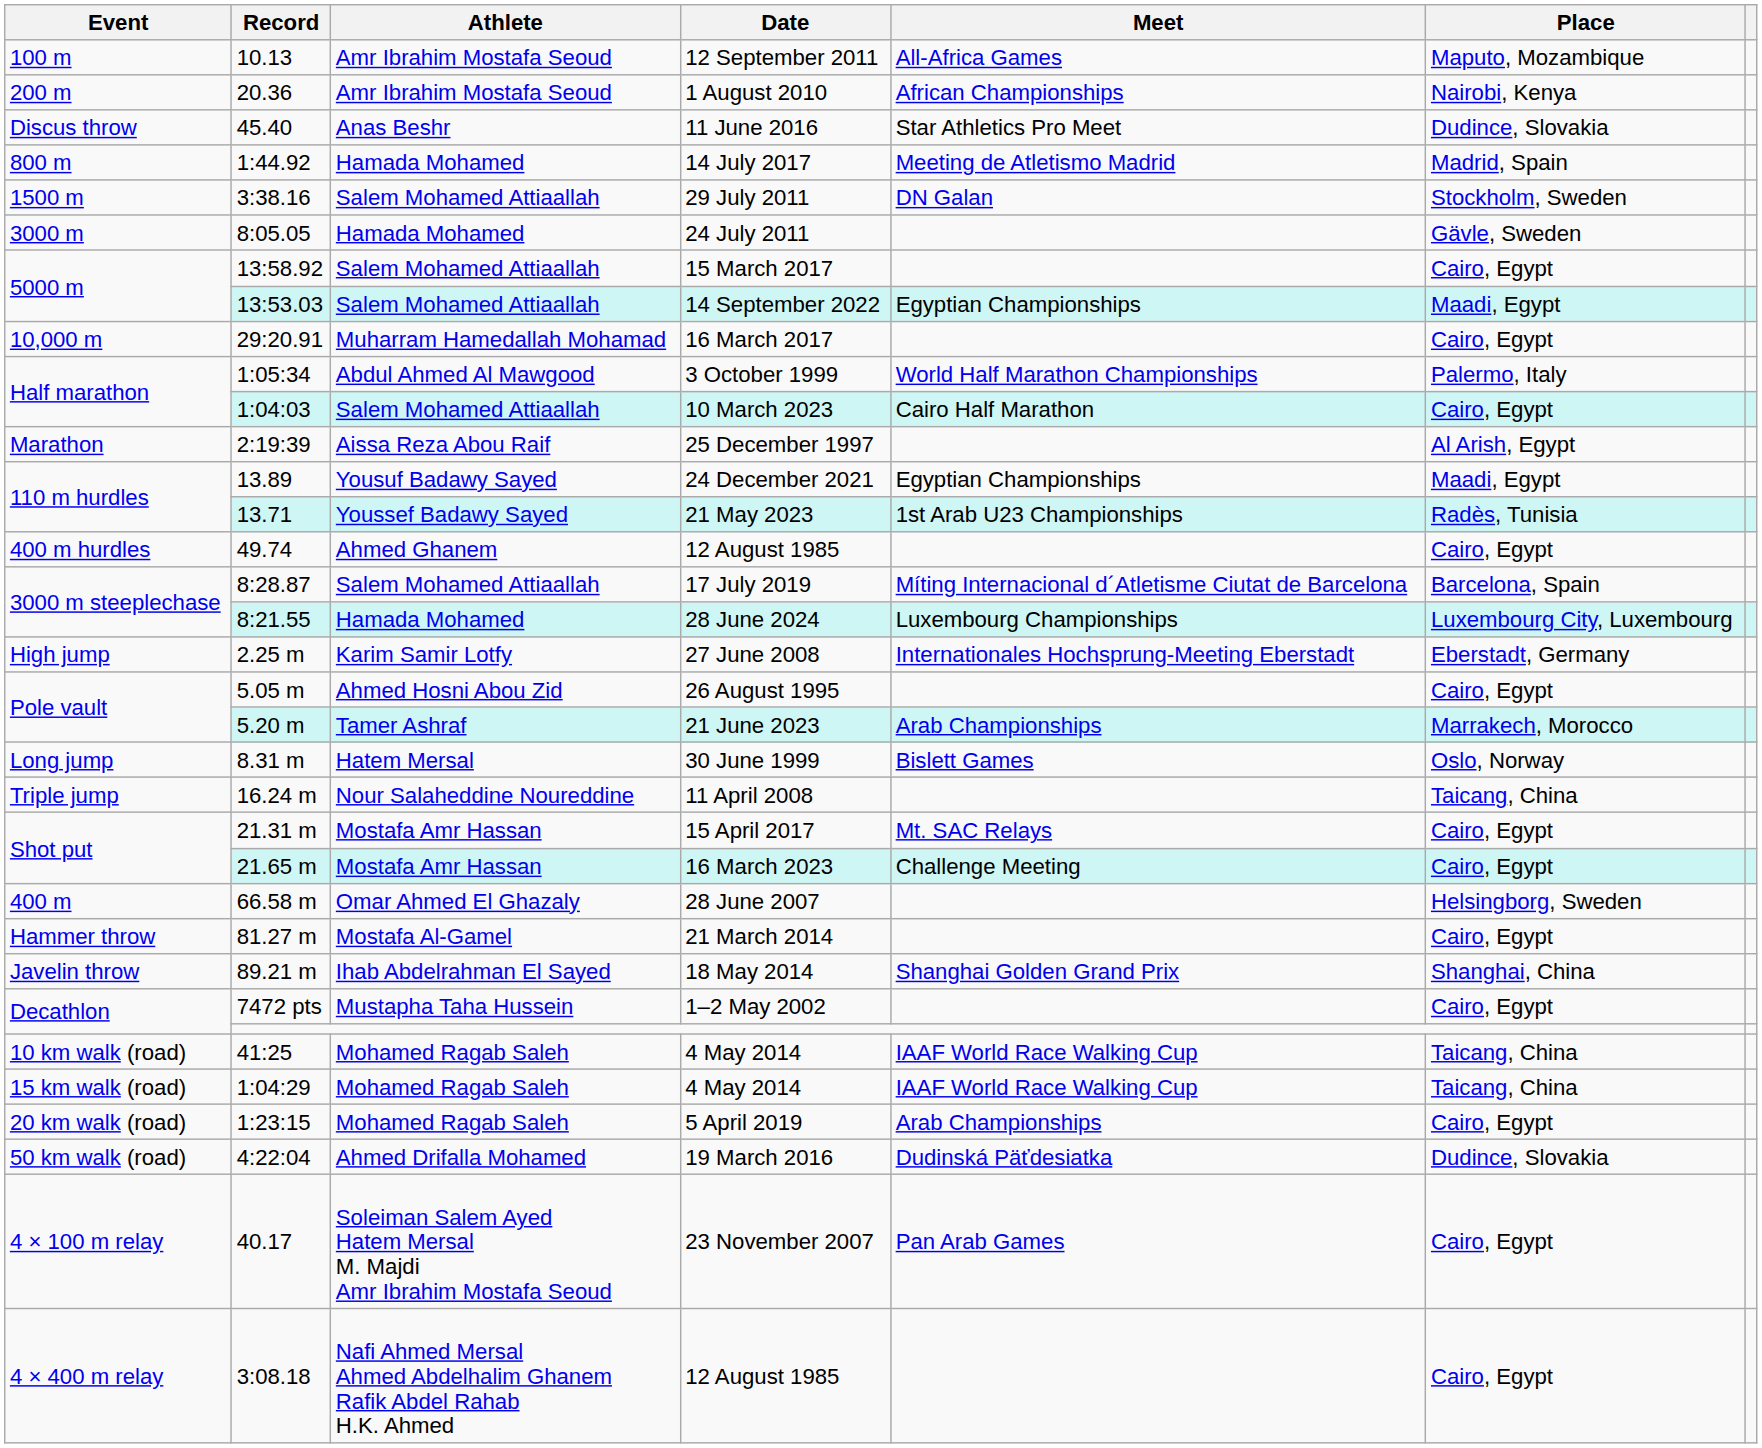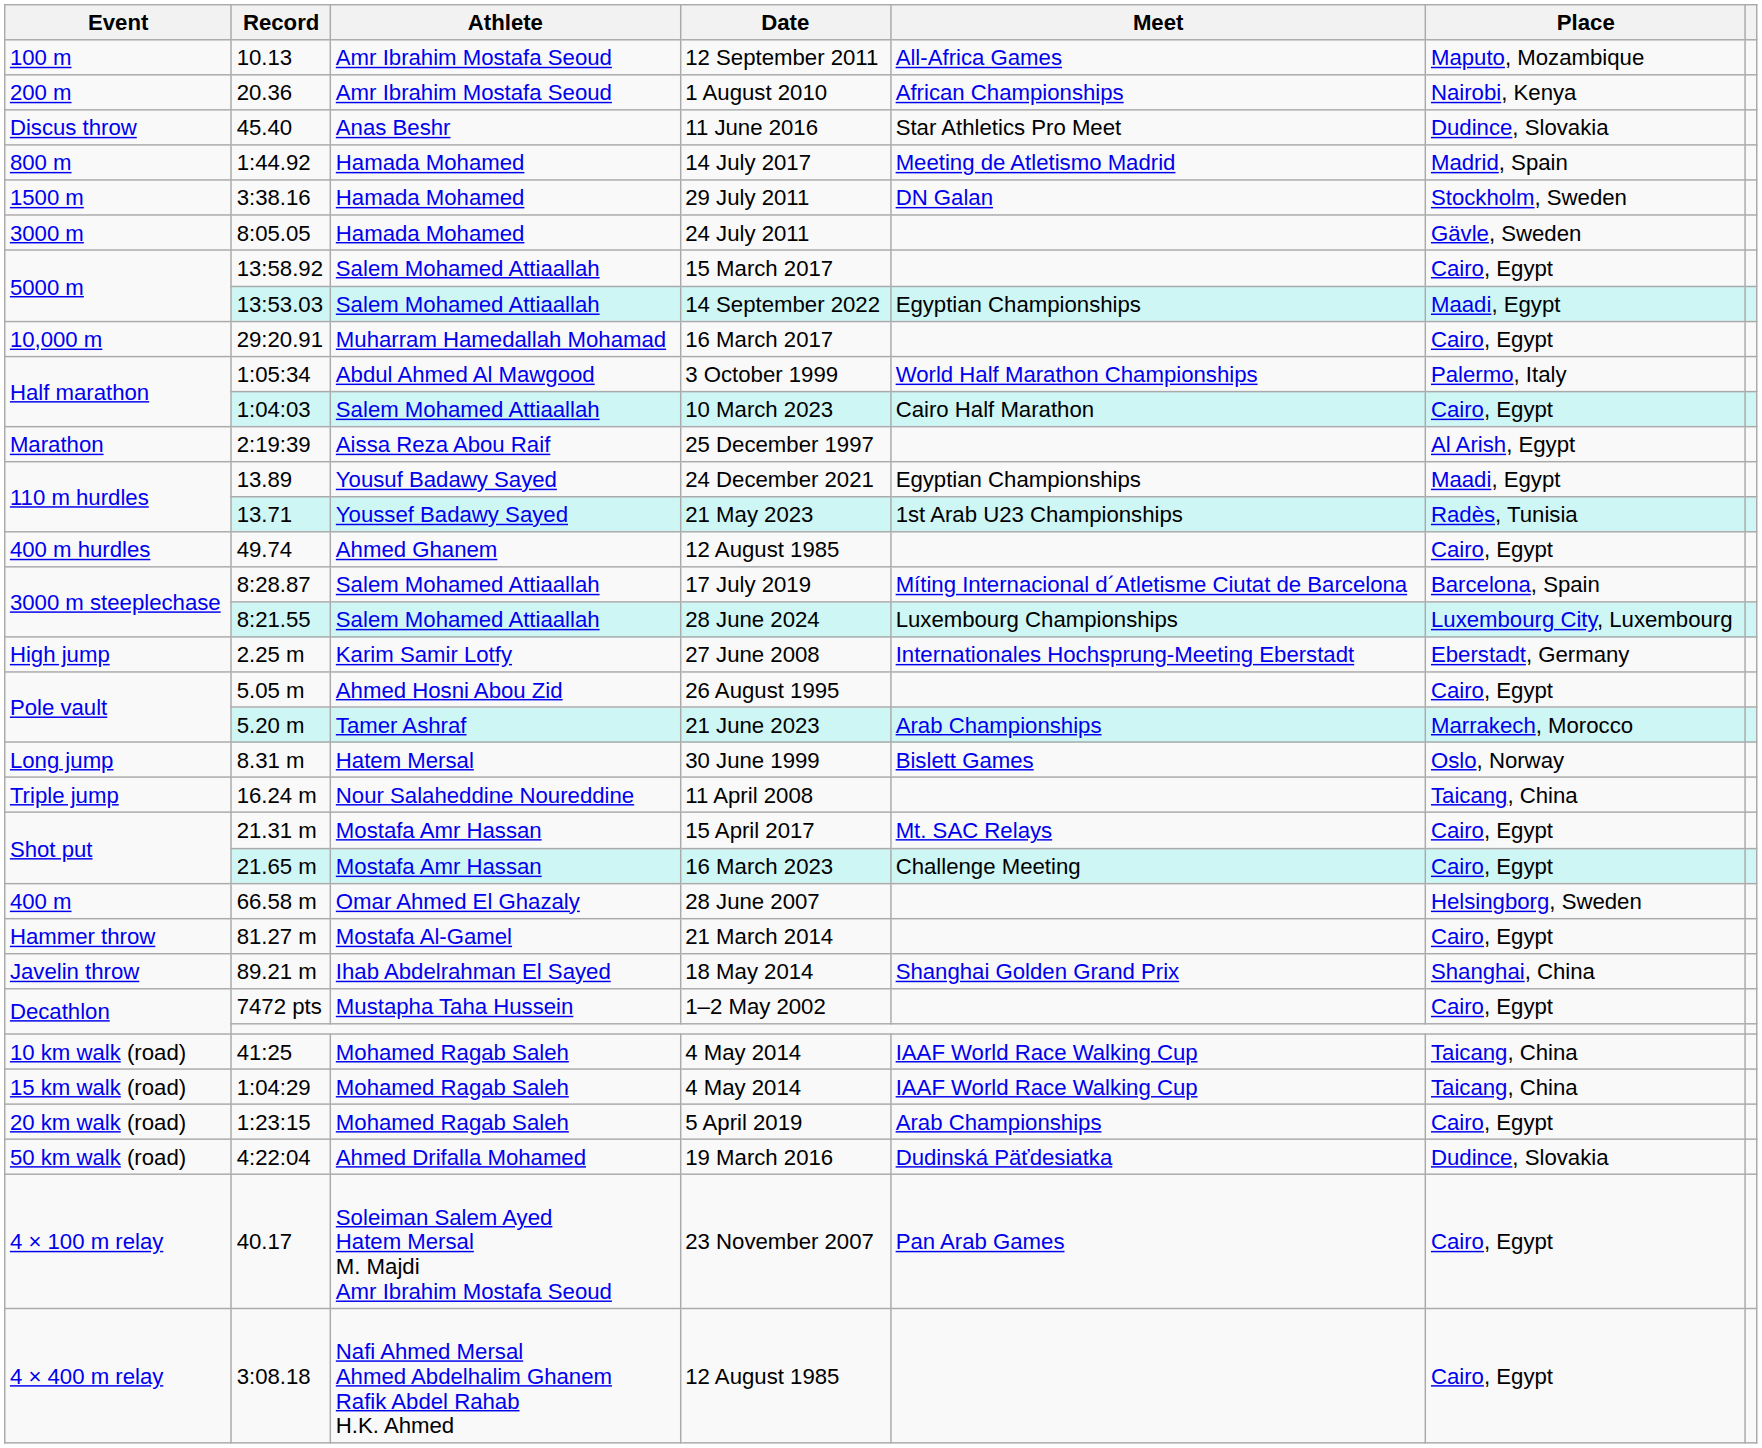(468, 198) Salem Mohamed Attiaallah -> (430, 198) Hamada Mohamed
(430, 620) Hamada Mohamed -> (468, 620) Salem Mohamed Attiaallah
